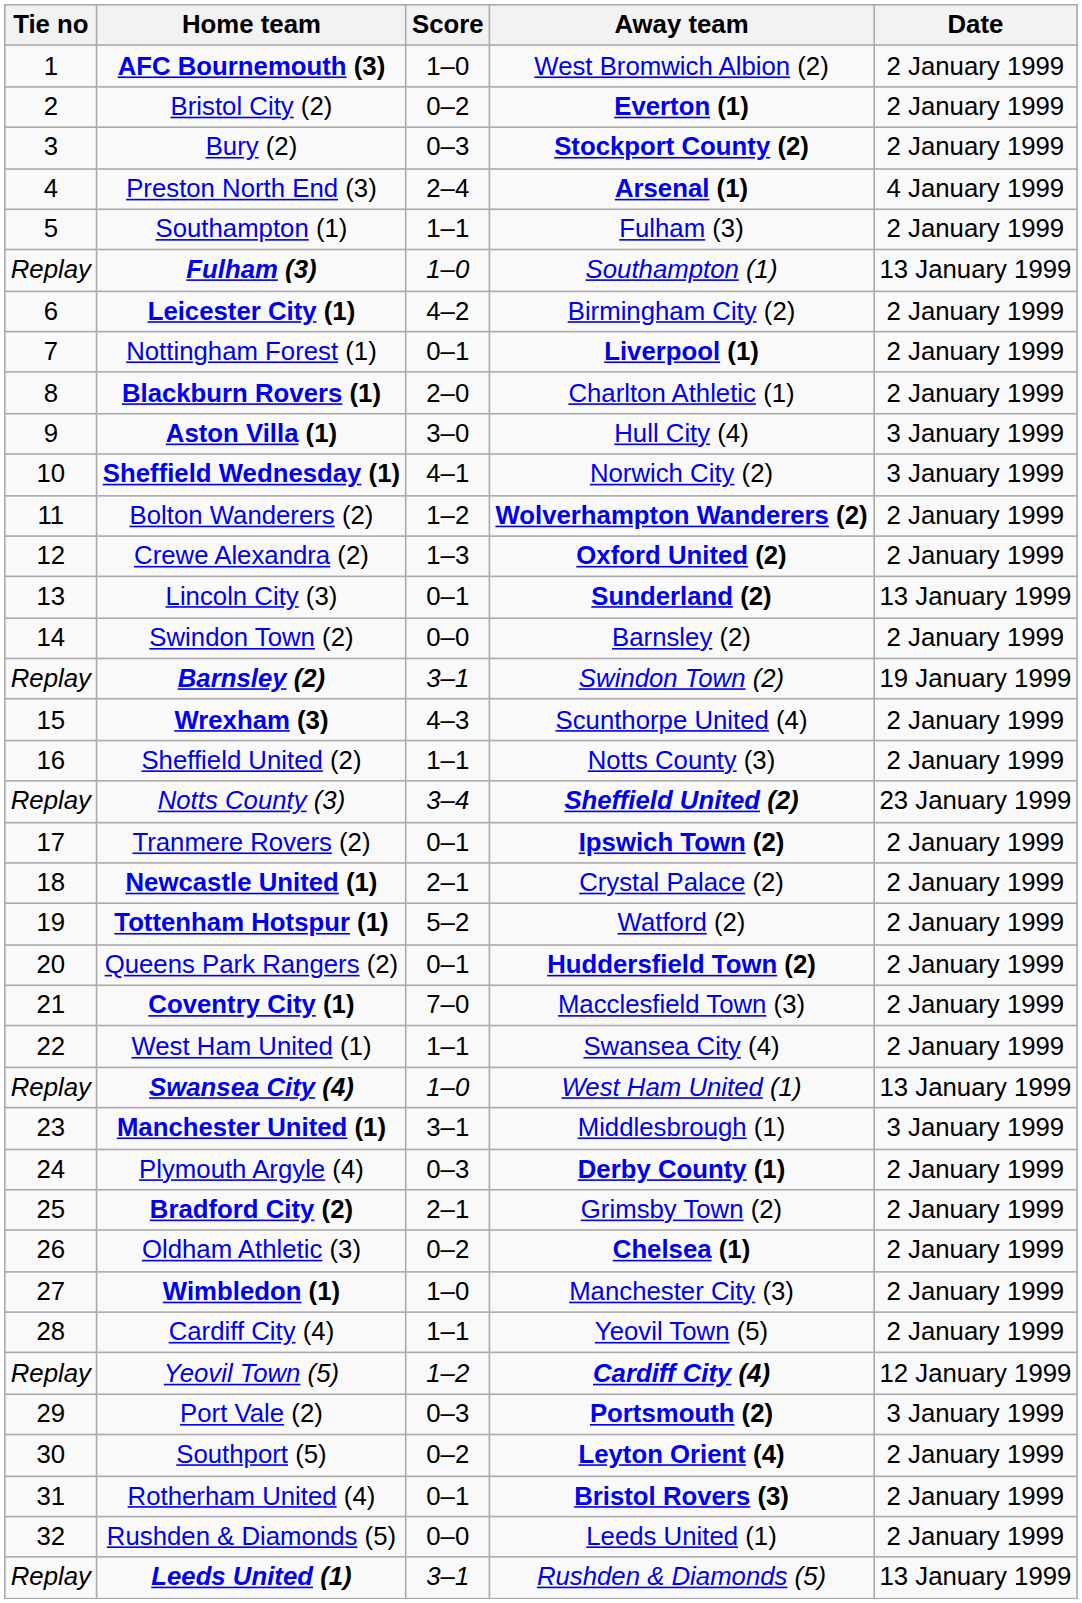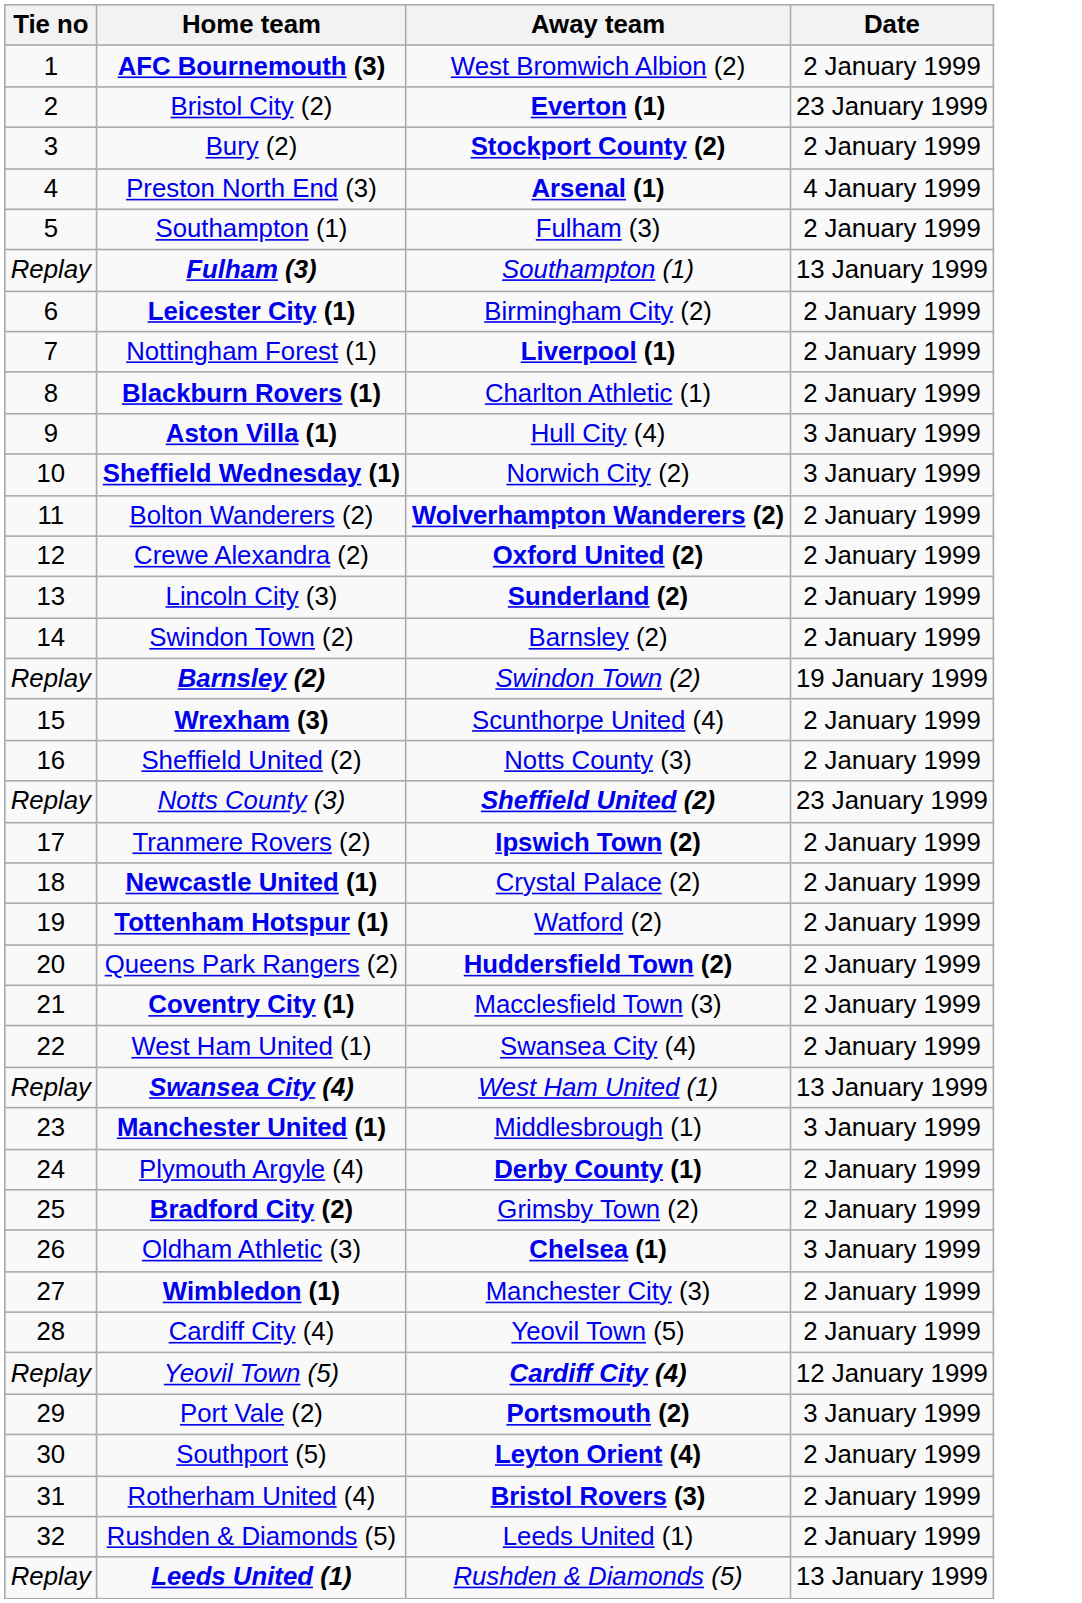- column: (448, 24)
(975, 106) 2 January 1999 -> (892, 106) 23 January 1999
(975, 596) 13 January 1999 -> (892, 596) 2 January 1999
(975, 1250) 2 January 1999 -> (892, 1250) 3 January 1999
